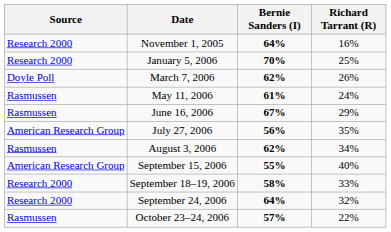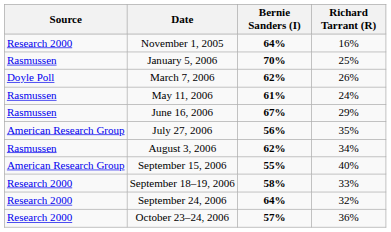(40, 60) Research 2000 -> (32, 60) Rasmussen
(32, 218) Rasmussen -> (40, 218) Research 2000
(349, 218) 22% -> (349, 218) 36%
